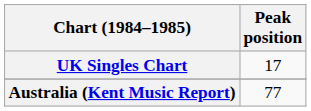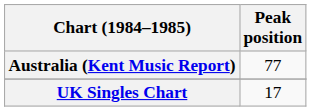rows swapped: (122, 92) <-> (122, 65)
